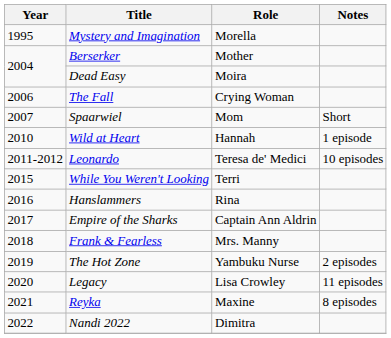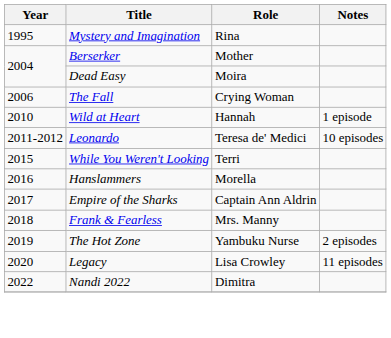(235, 35) Morella -> (227, 35) Rina
- row: (95, 117)
(227, 199) Rina -> (235, 179) Morella
- row: (85, 302)
